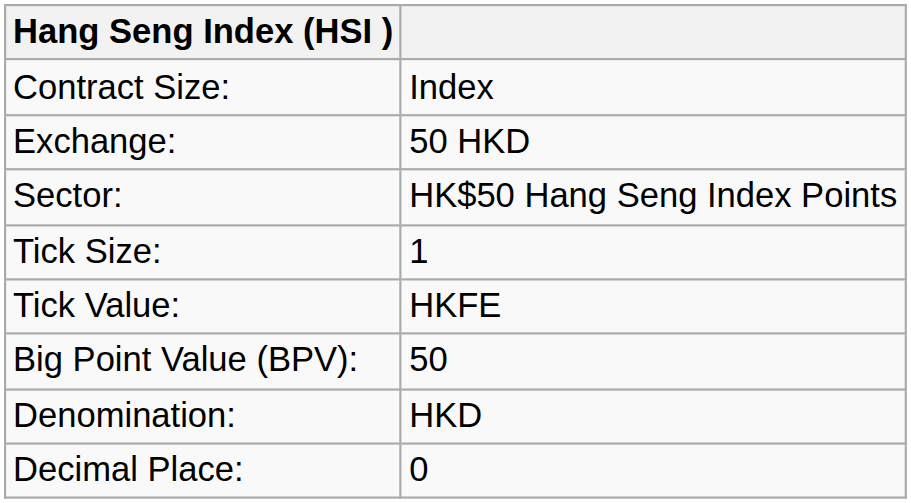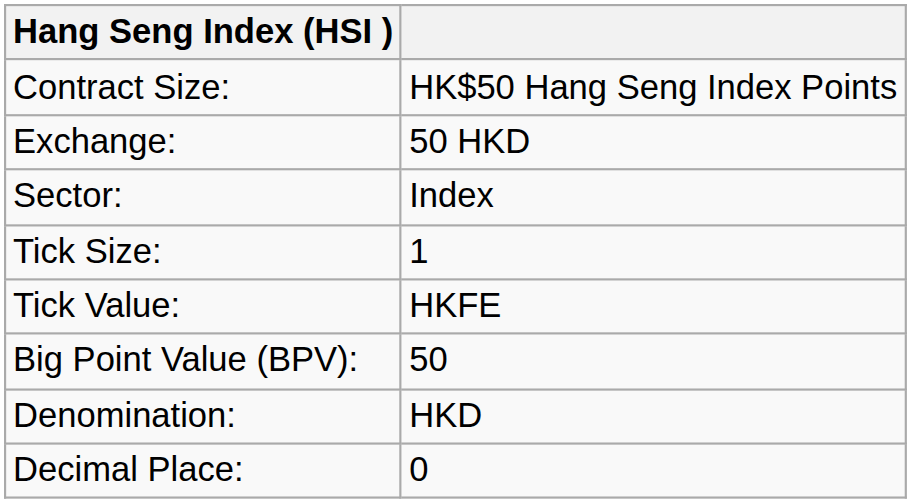(451, 86) Index -> (653, 86) HK$50 Hang Seng Index Points
(653, 196) HK$50 Hang Seng Index Points -> (451, 196) Index
